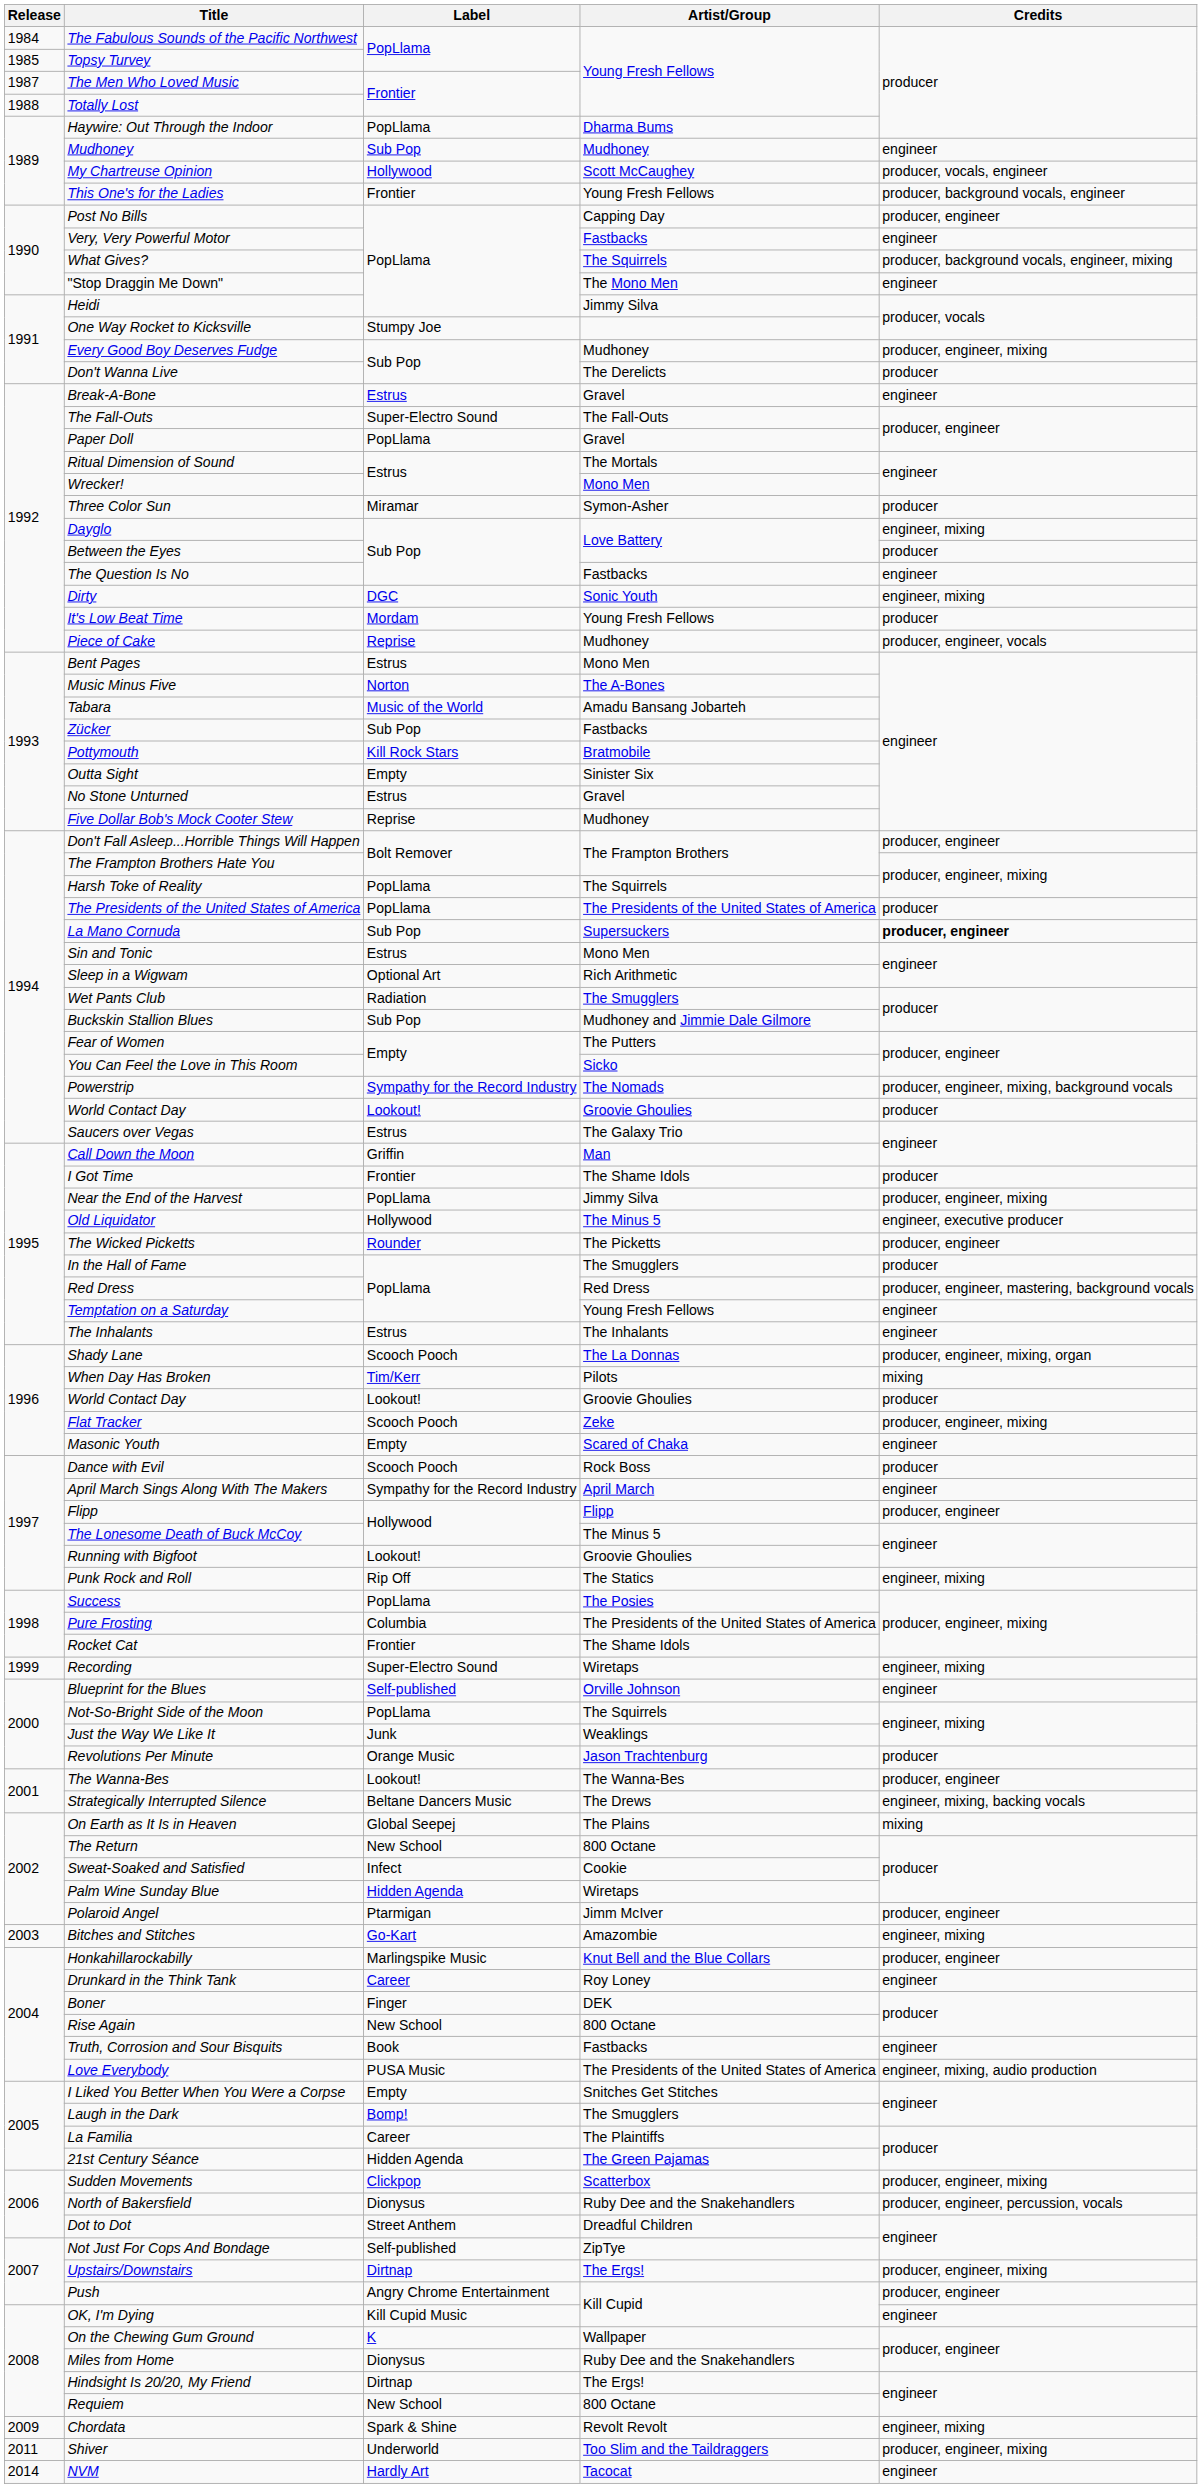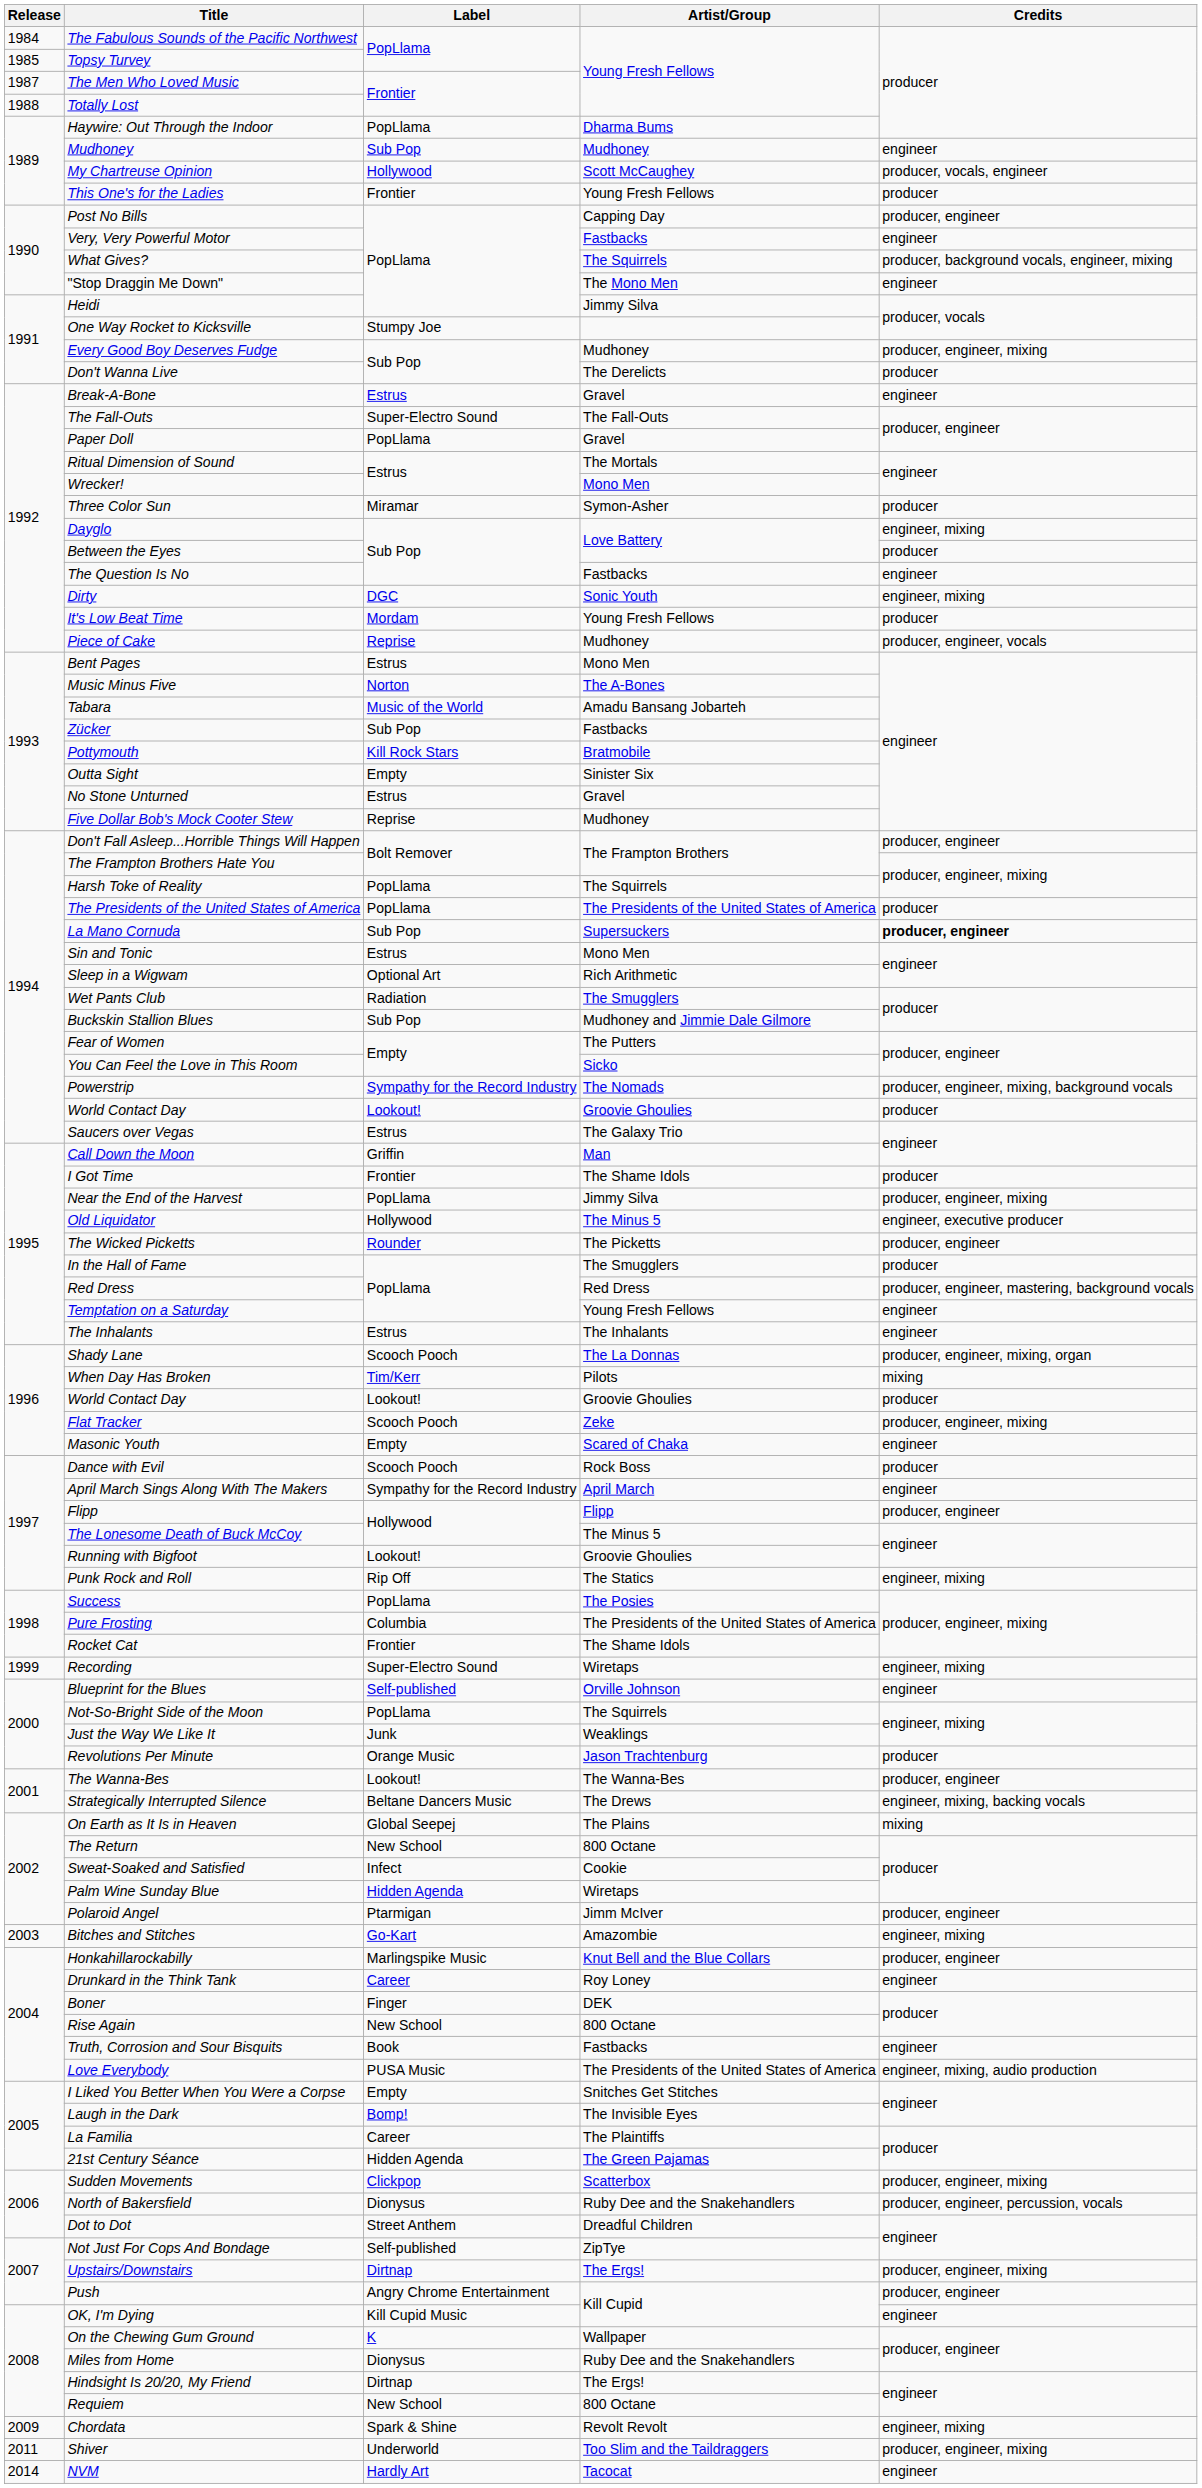(1004, 194) producer, background vocals, engineer -> (910, 194) producer
(631, 2114) The Smugglers -> (640, 2114) The Invisible Eyes
